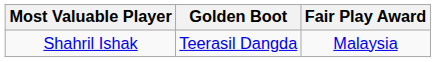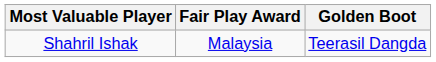columns swapped: (238, 17) <-> (366, 17)
